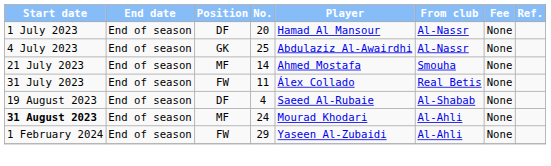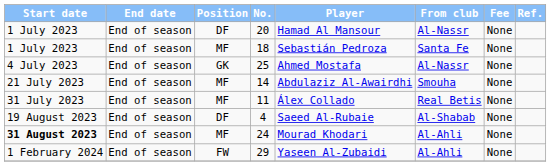+ row: (263, 48)
(345, 48) Abdulaziz Al-Awairdhi -> (319, 65) Ahmed Mostafa
(319, 65) Ahmed Mostafa -> (345, 83) Abdulaziz Al-Awairdhi
(222, 83) FW -> (222, 100) MF
